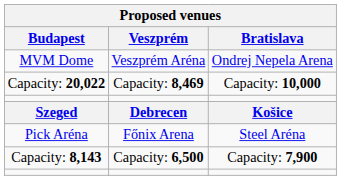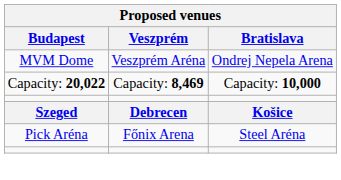- row: (56, 157)
